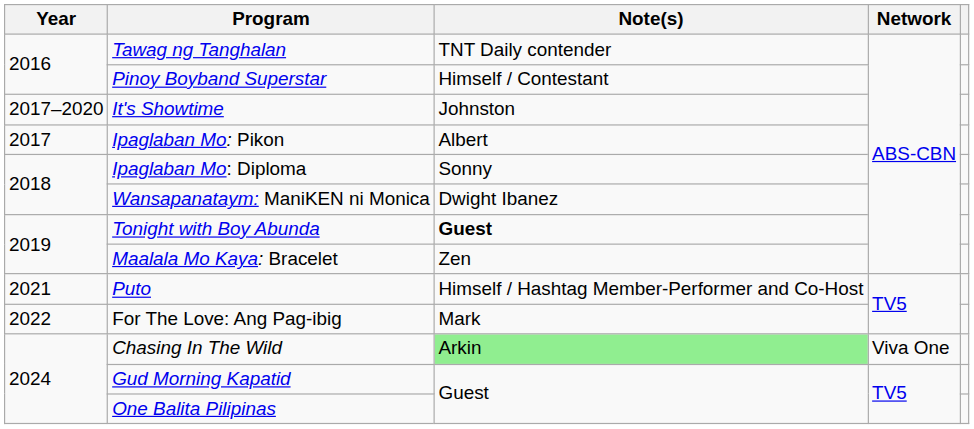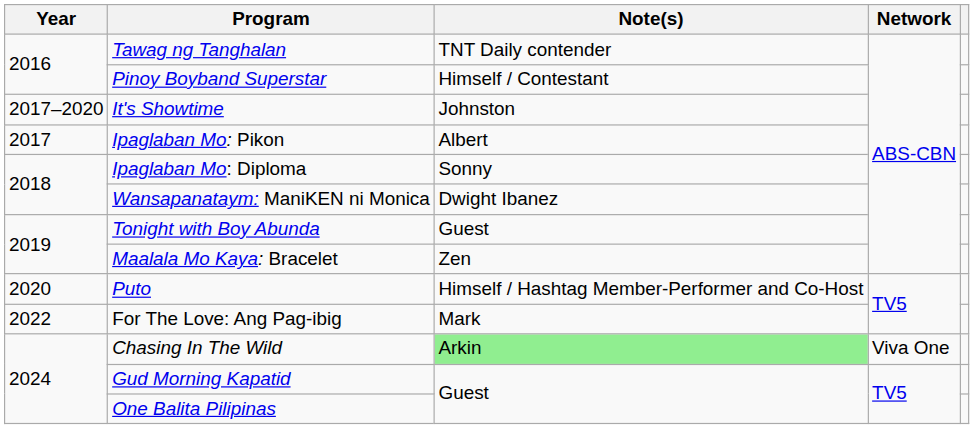(465, 229) bold -> (464, 229) normal
(30, 288) 2021 -> (30, 288) 2020
